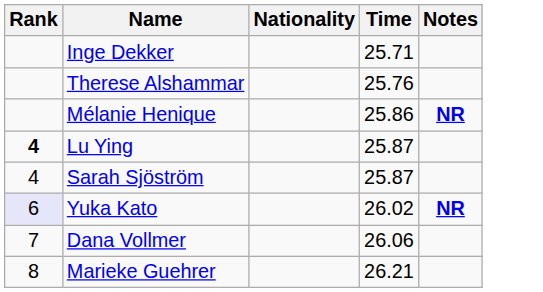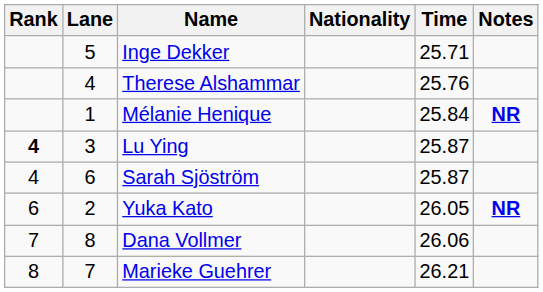+ column: (90, 20)
(389, 114) 25.86 -> (444, 114) 25.84
(33, 209) lavender background -> (33, 209) no background
(389, 209) 26.02 -> (444, 209) 26.05
